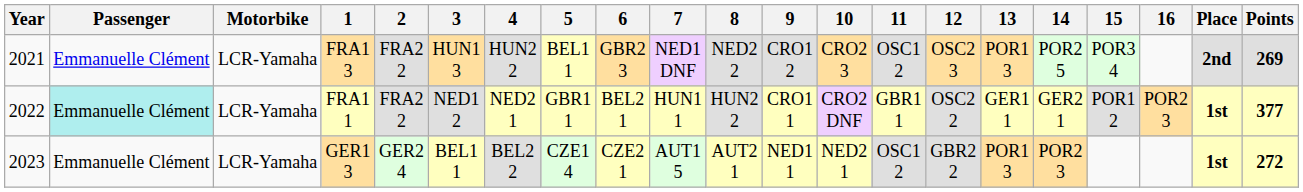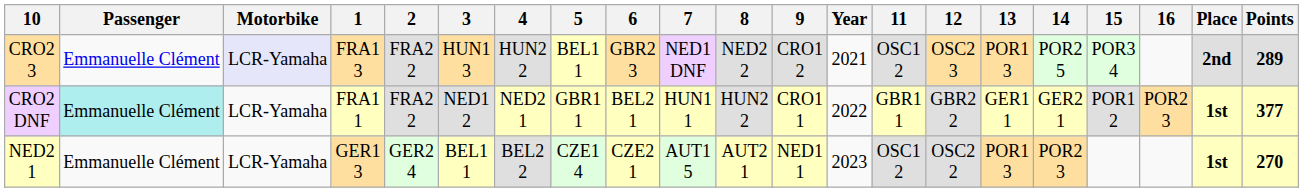columns swapped: (27, 19) <-> (844, 19)
(268, 60) no background -> (278, 60) lavender background
(1270, 60) 269 -> (1270, 60) 289
(953, 110) OSC2 2 -> (953, 110) GBR2 2
(953, 161) GBR2 2 -> (953, 161) OSC2 2
(1270, 161) 272 -> (1270, 161) 270
